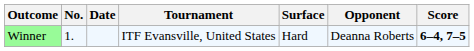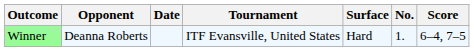columns swapped: (74, 14) <-> (372, 14)
(443, 35) bold -> (443, 35) normal
